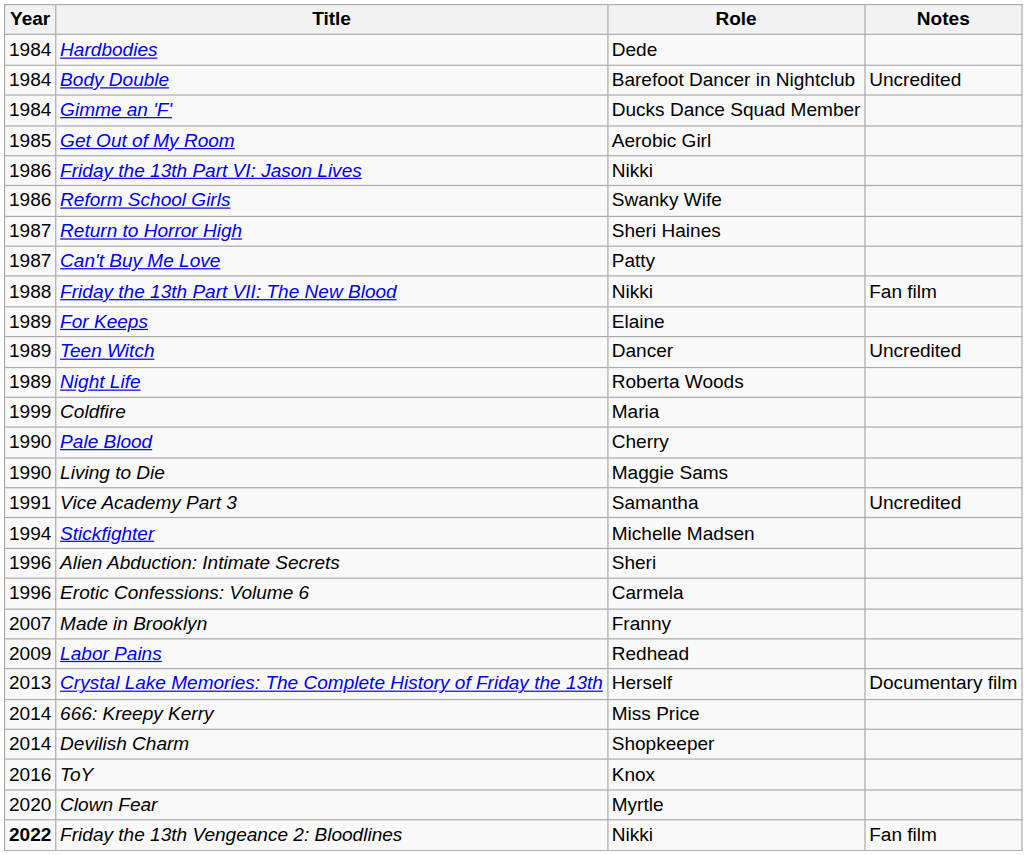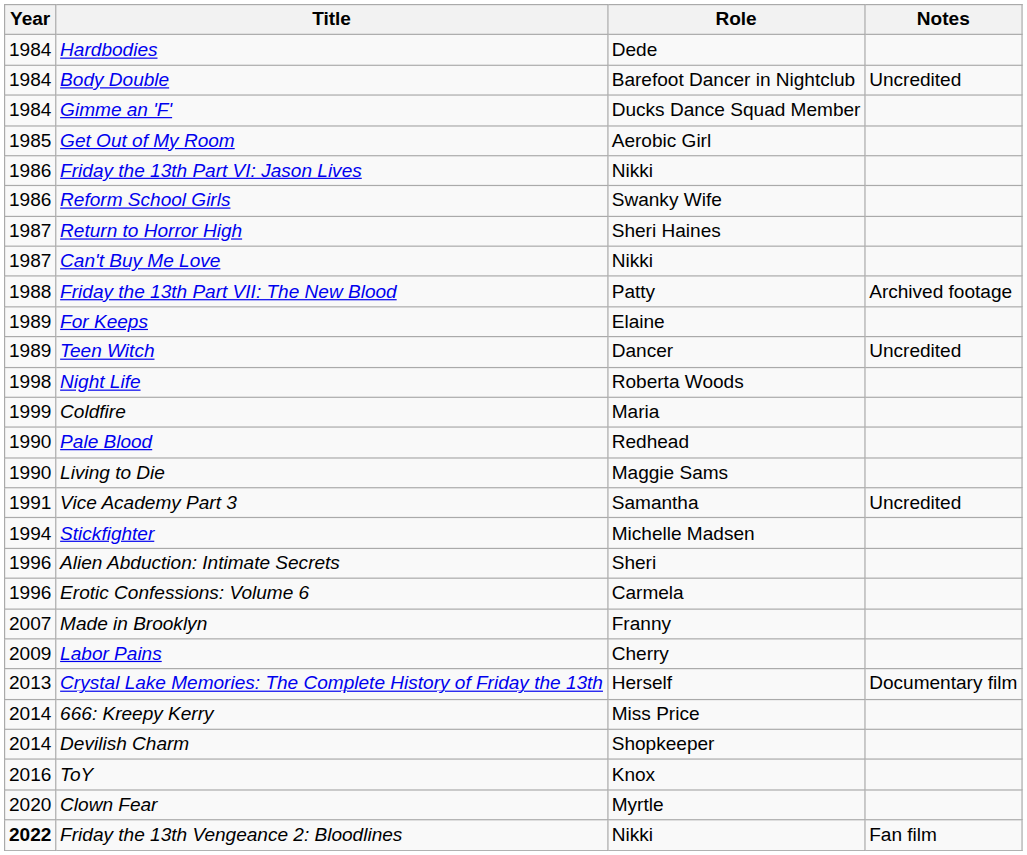(633, 261) Patty -> (632, 261) Nikki
(632, 291) Nikki -> (633, 291) Patty
(903, 291) Fan film -> (941, 291) Archived footage
(30, 381) 1989 -> (30, 381) 1998
(640, 442) Cherry -> (650, 442) Redhead
(650, 653) Redhead -> (640, 653) Cherry
